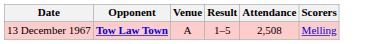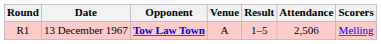+ column: (23, 13)
(269, 30) 2,508 -> (306, 30) 2,506
